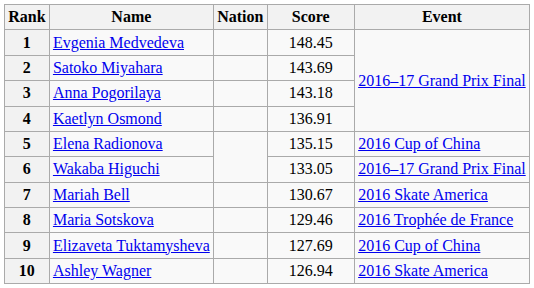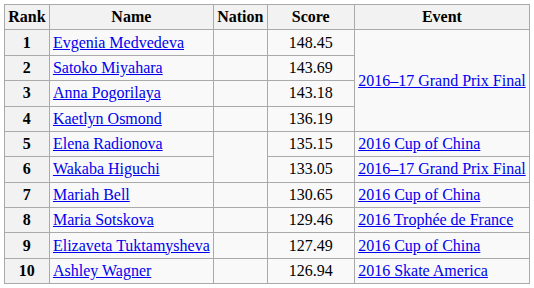(311, 118) 136.91 -> (311, 118) 136.19
(311, 194) 130.67 -> (311, 194) 130.65
(423, 194) 2016 Skate America -> (419, 194) 2016 Cup of China
(311, 245) 127.69 -> (311, 245) 127.49
